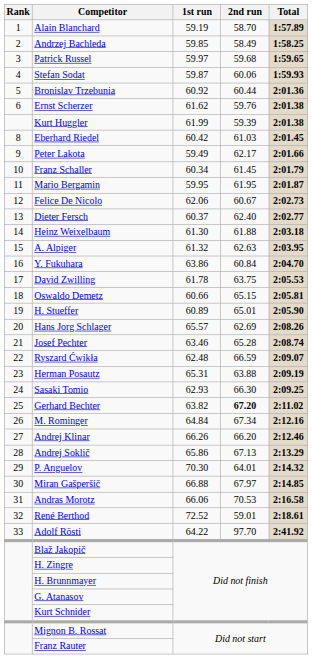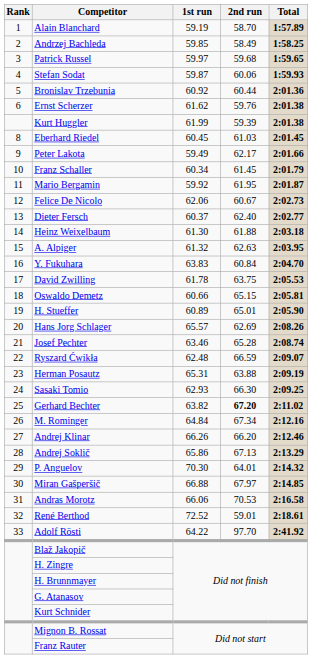(197, 138) 60.42 -> (197, 138) 60.45
(197, 185) 59.95 -> (197, 185) 59.92
(197, 264) 63.86 -> (197, 264) 63.83
